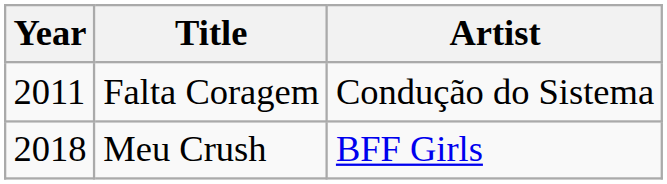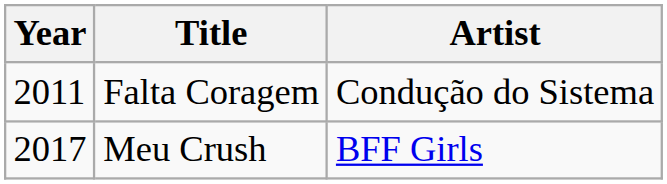(50, 149) 2018 -> (50, 149) 2017
